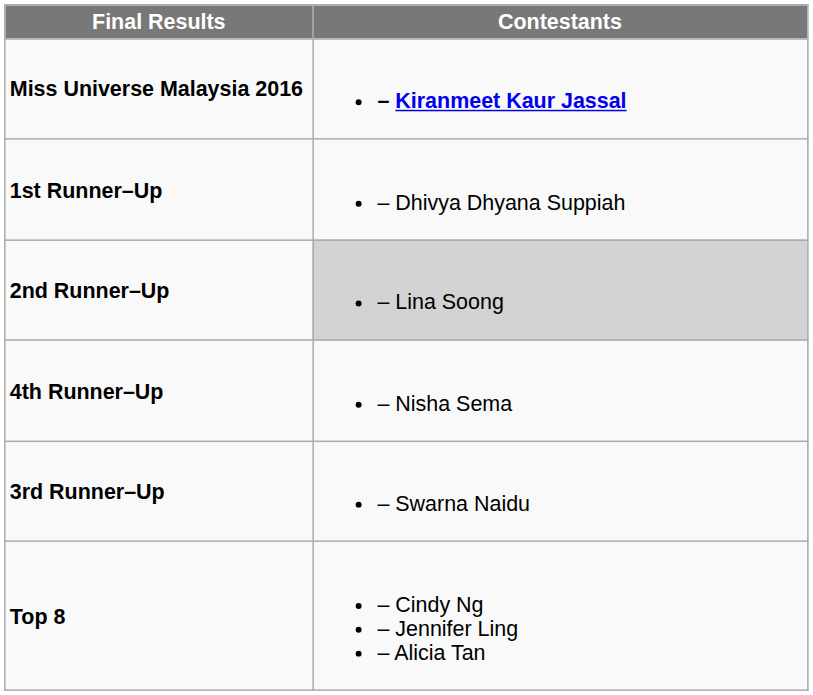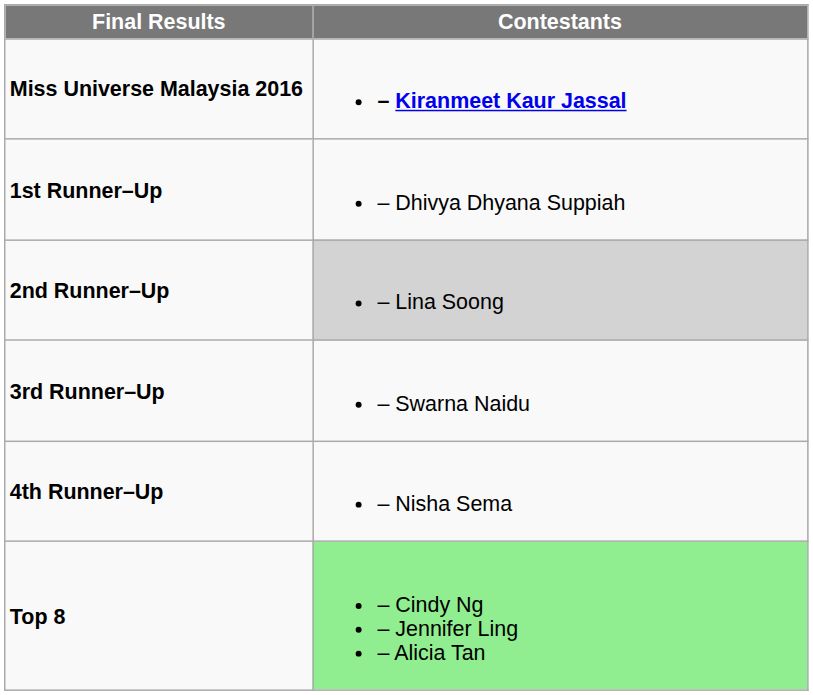rows swapped: (87, 492) <-> (87, 391)
(560, 628) no background -> (560, 628) lightgreen background
